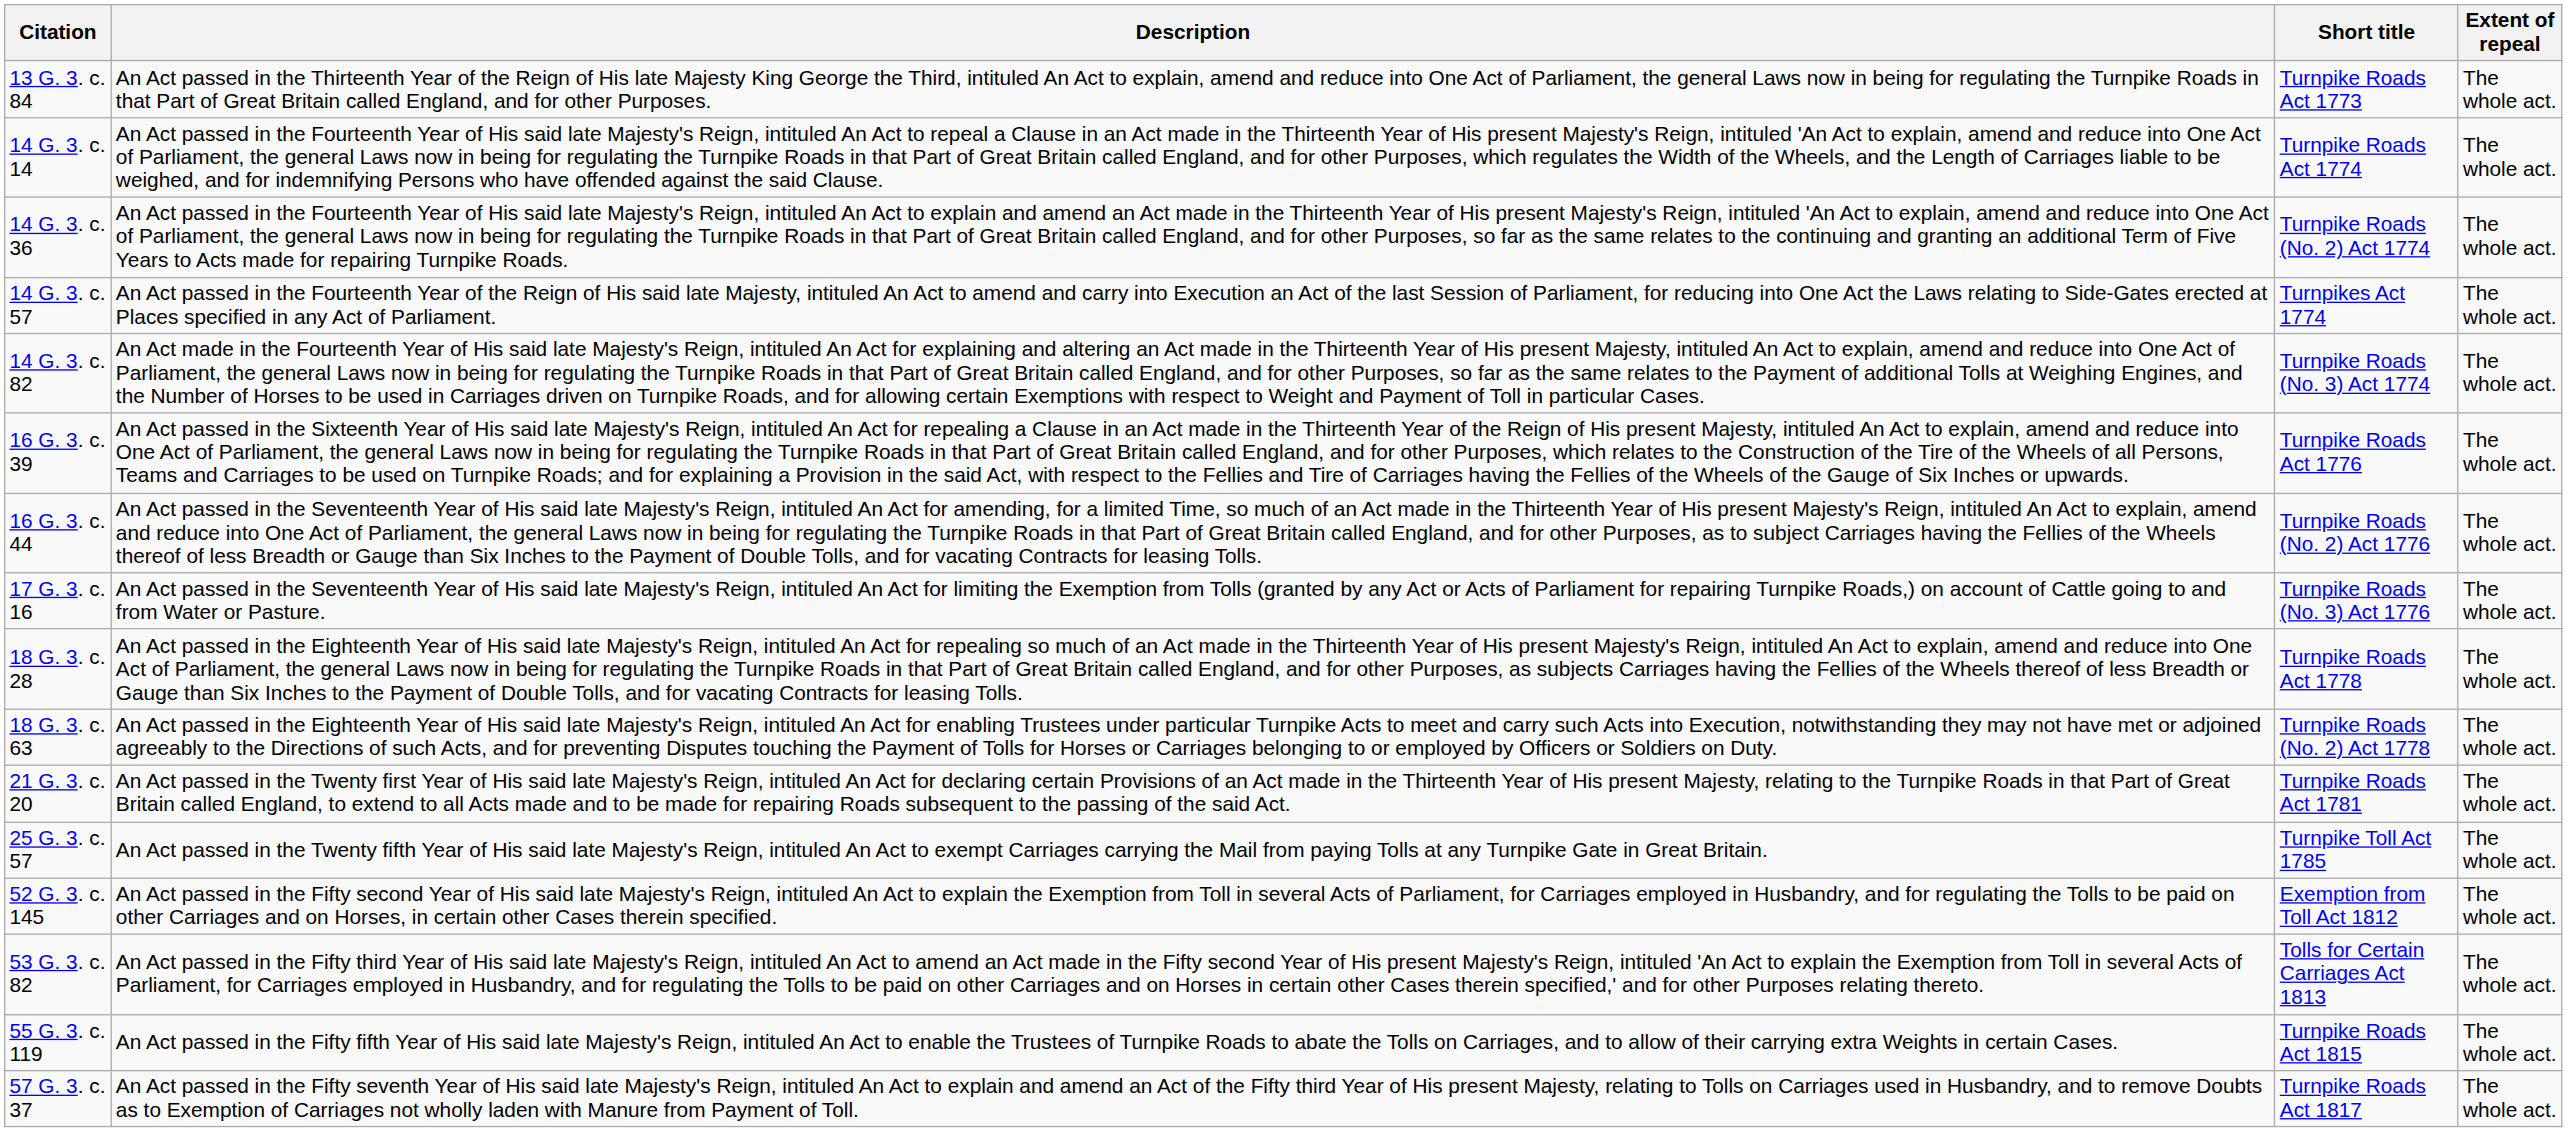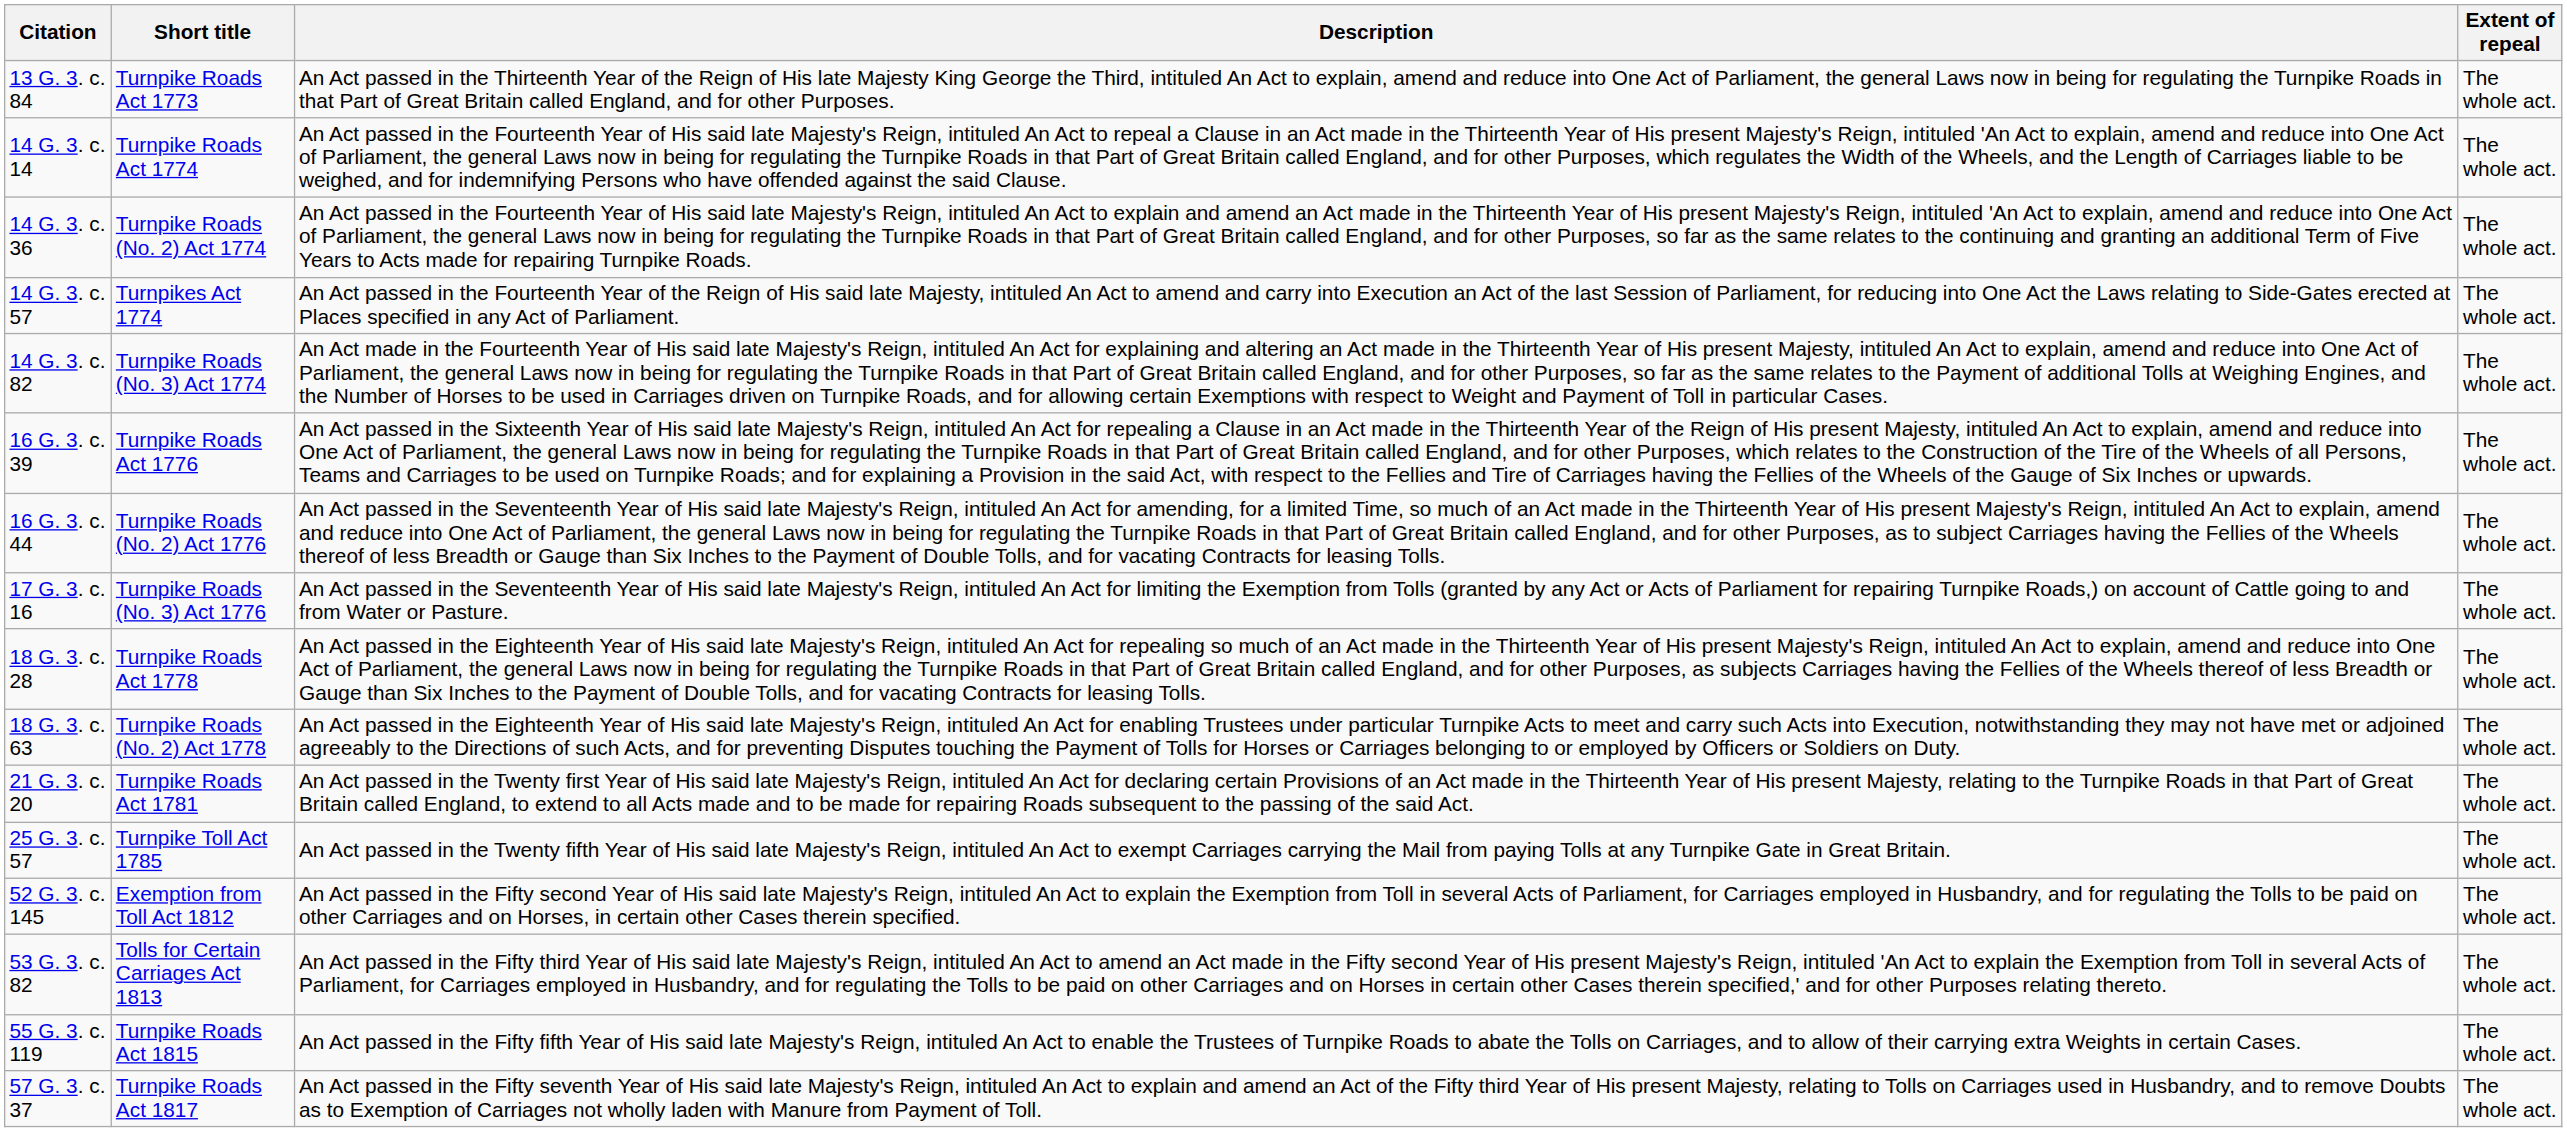columns swapped: (2367, 32) <-> (1193, 32)
